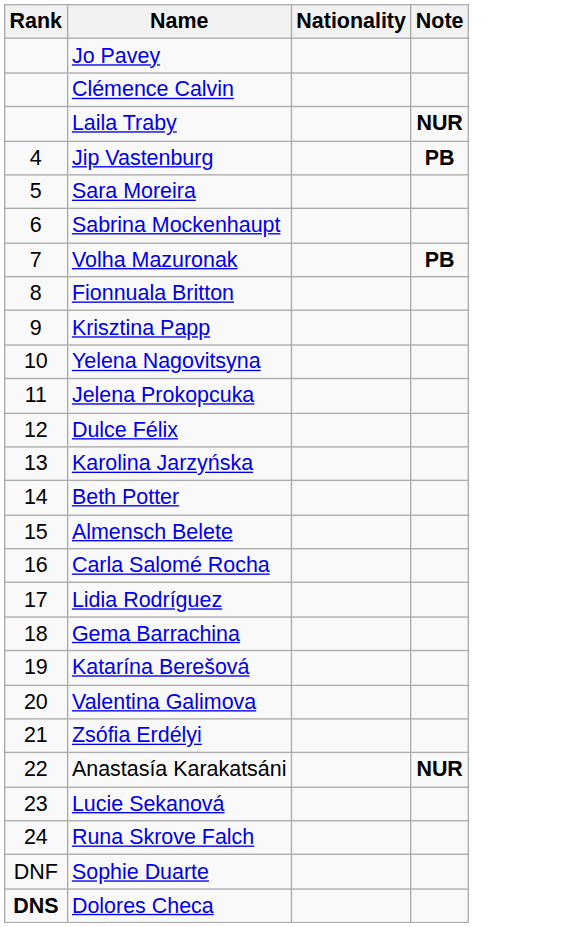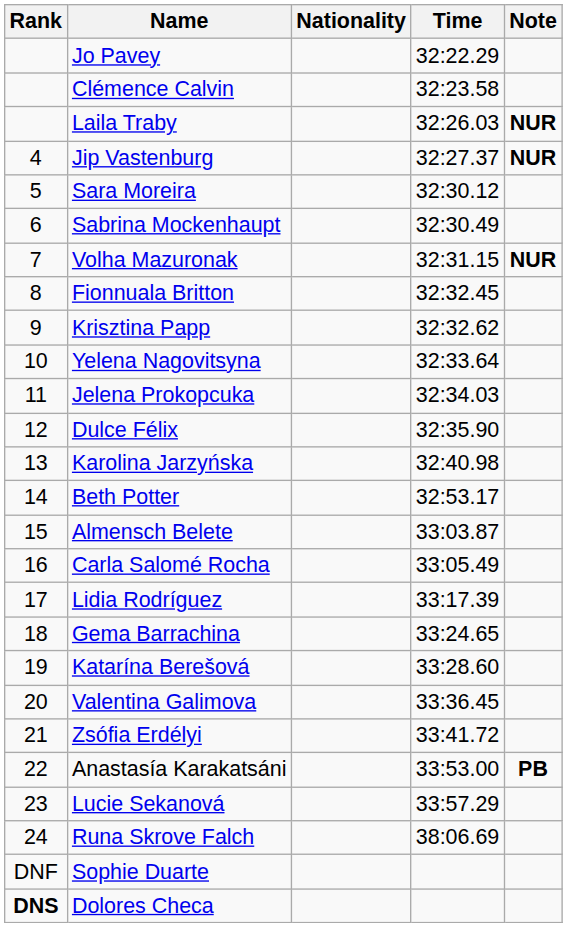+ column: (458, 21)
(440, 157) PB -> (533, 157) NUR
(440, 259) PB -> (533, 259) NUR
(440, 769) NUR -> (533, 769) PB
